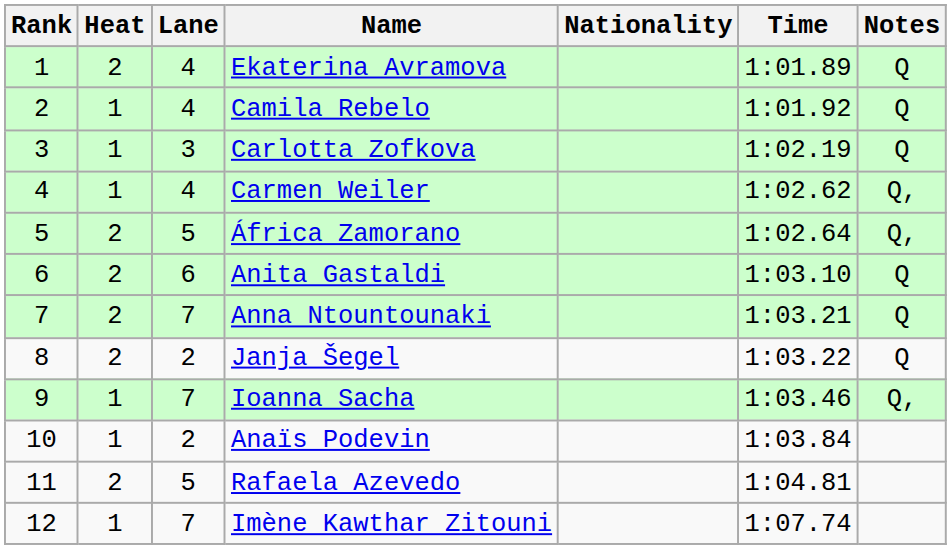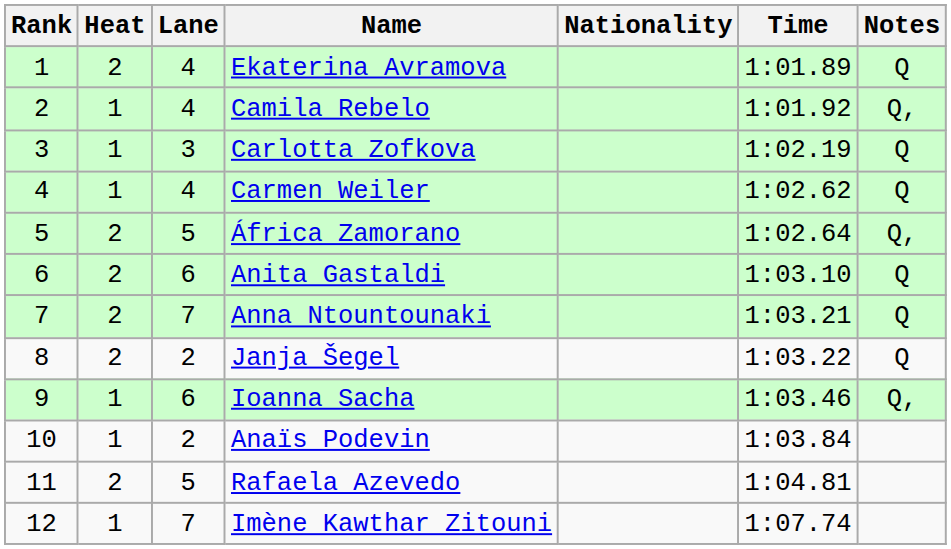(902, 109) Q -> (902, 109) Q,
(902, 192) Q, -> (902, 192) Q
(188, 399) 7 -> (188, 399) 6
